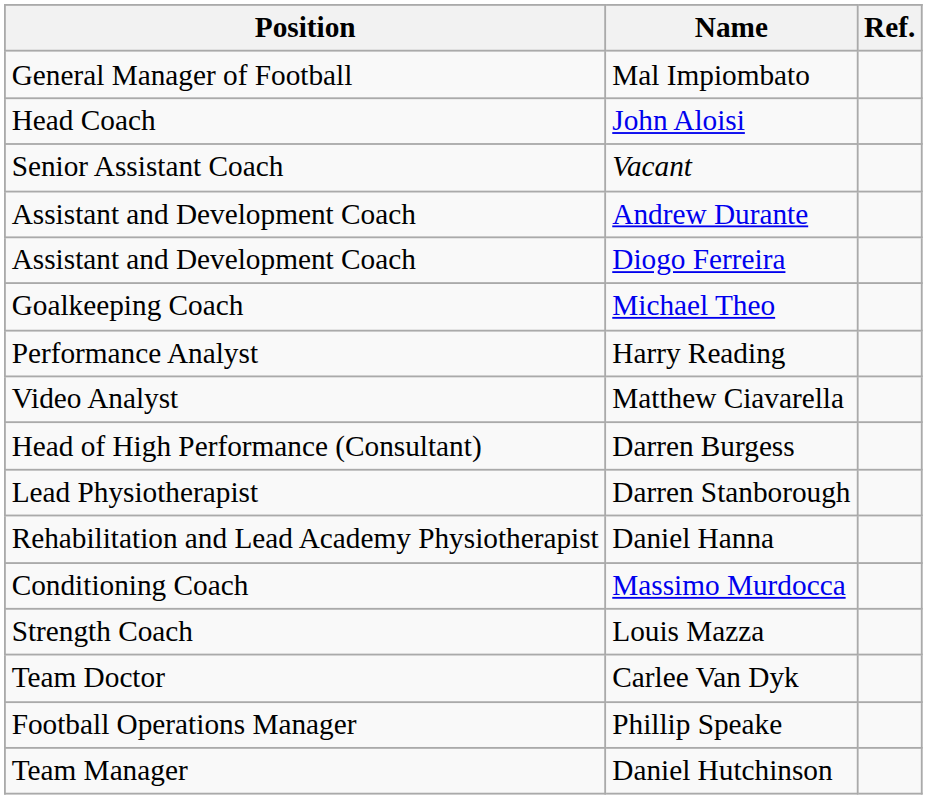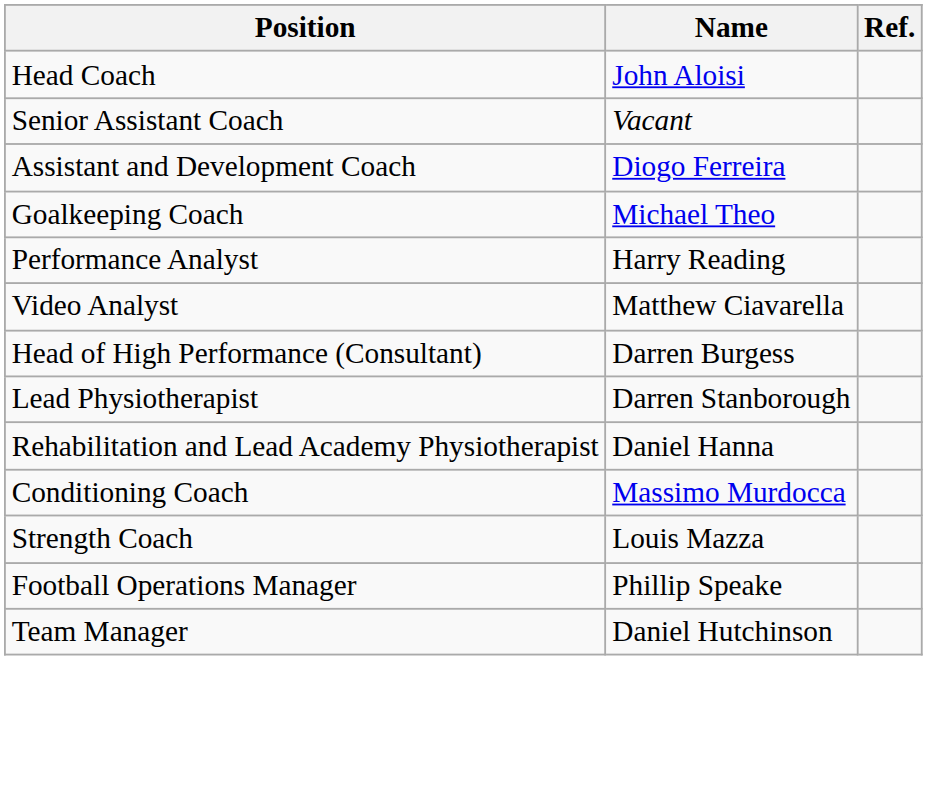- row: (711, 74)
- row: (710, 213)
- row: (705, 677)
